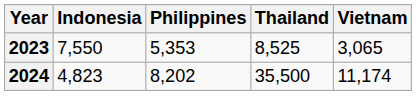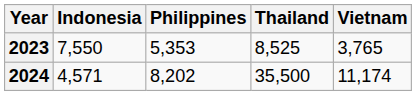(360, 47) 3,065 -> (360, 47) 3,765
(80, 76) 4,823 -> (80, 76) 4,571
